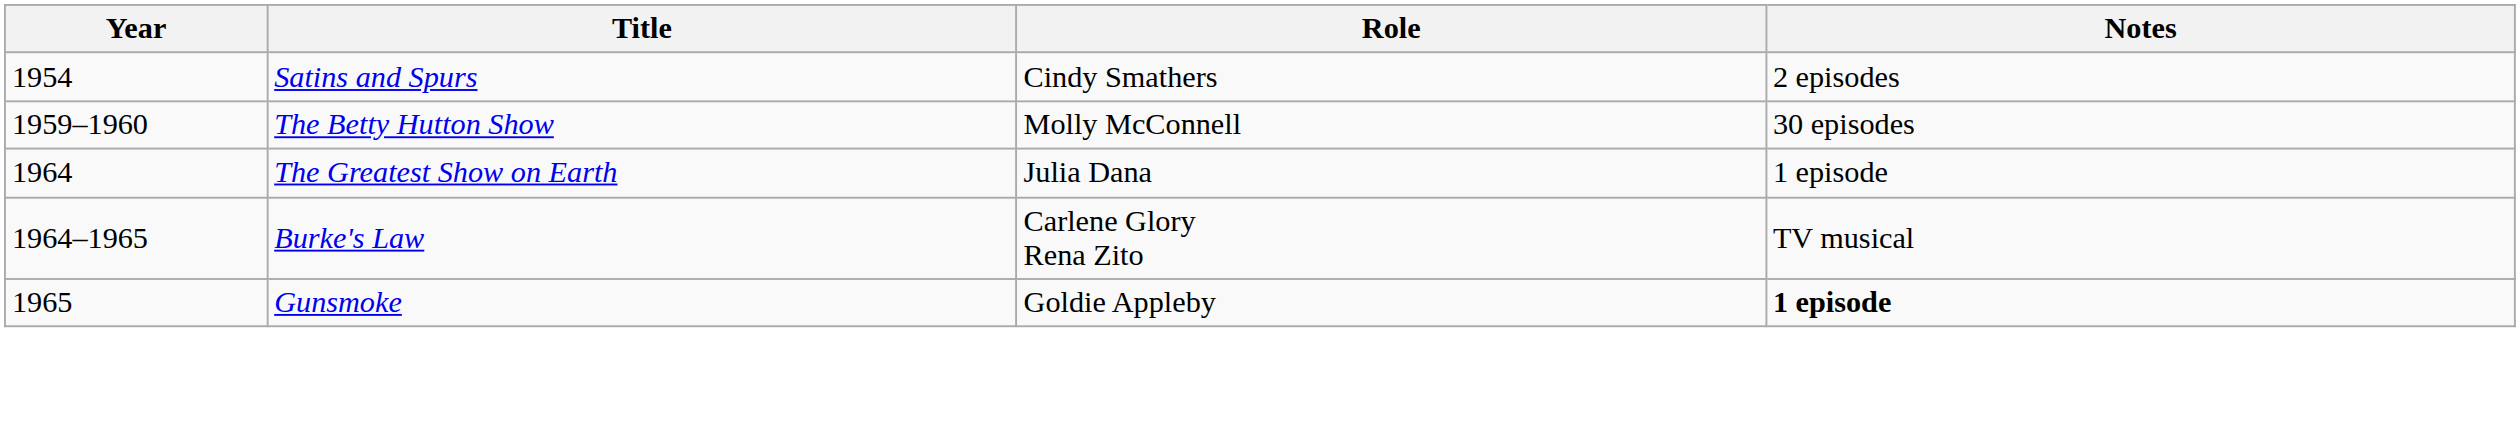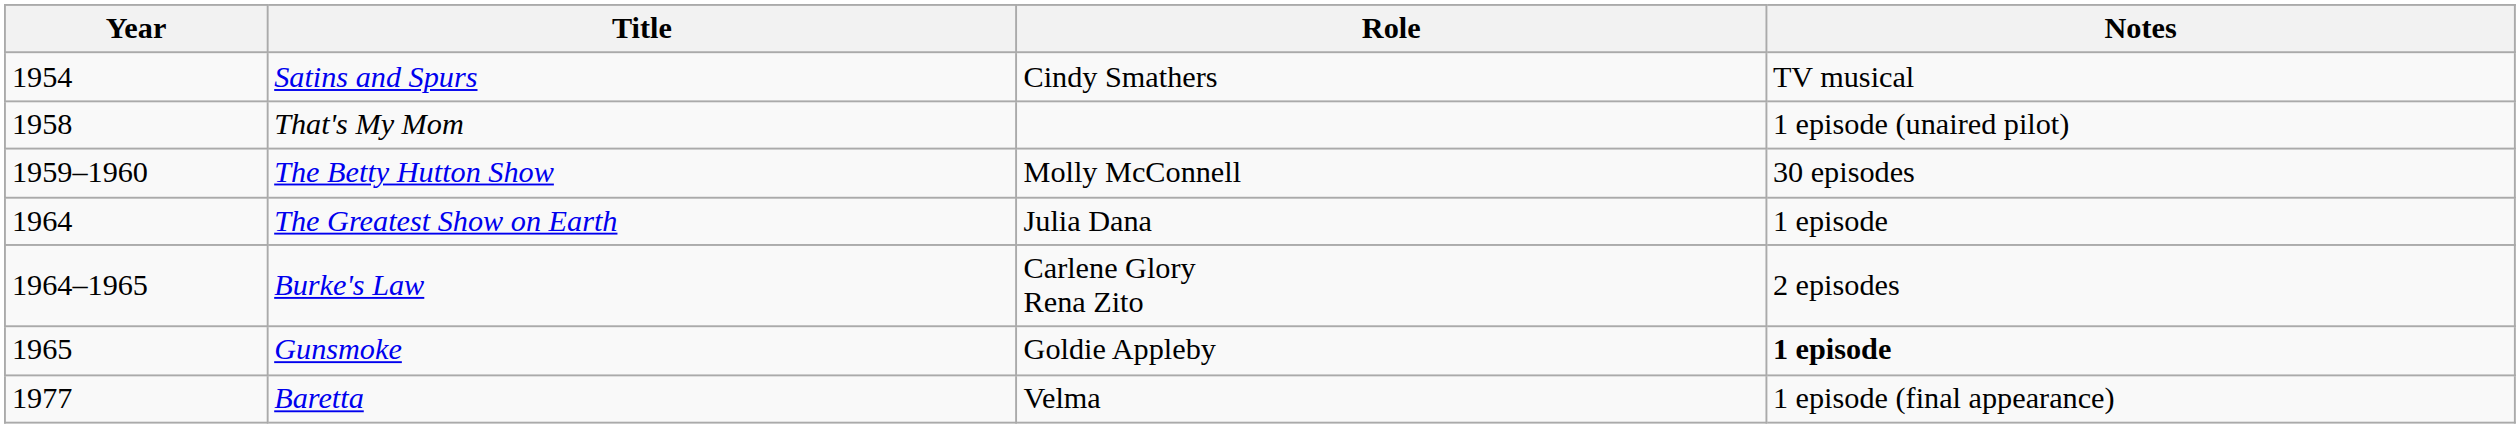(1836, 76) 2 episodes -> (1844, 76) TV musical
+ row: (369, 124)
(1844, 237) TV musical -> (1836, 285) 2 episodes
+ row: (319, 398)
